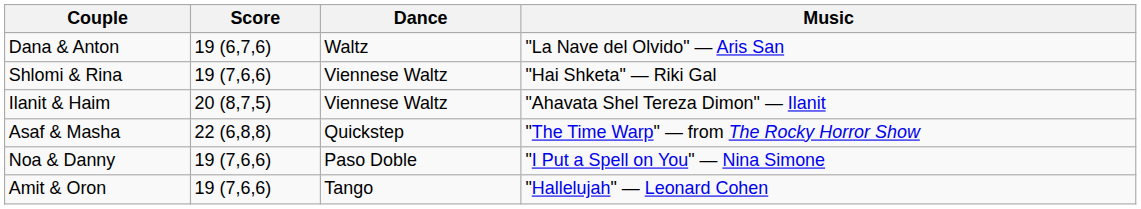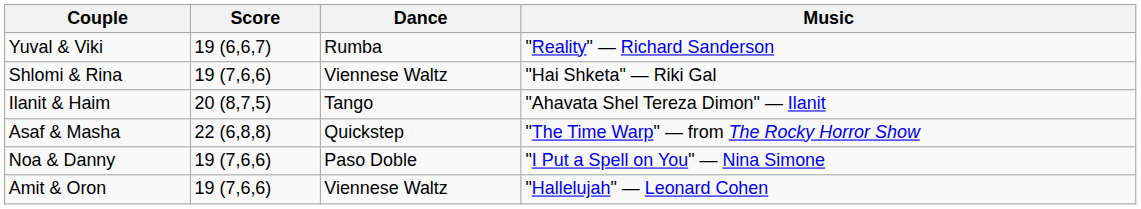+ row: (56, 47)
- row: (64, 47)
(386, 103) Viennese Waltz -> (349, 103) Tango
(349, 189) Tango -> (386, 189) Viennese Waltz
